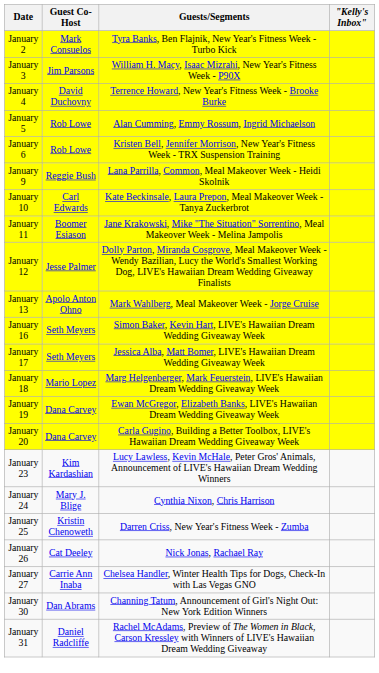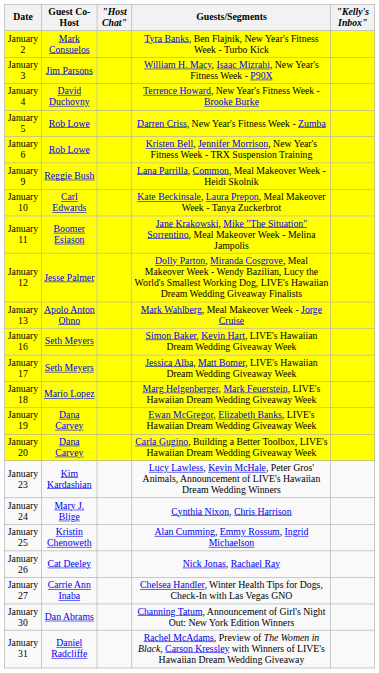+ column: (114, 17)
(214, 123) Alan Cumming, Emmy Rossum, Ingrid Michaelson -> (231, 123) Darren Criss, New Year's Fitness Week - Zumba
(214, 526) Darren Criss, New Year's Fitness Week - Zumba -> (231, 537) Alan Cumming, Emmy Rossum, Ingrid Michaelson
